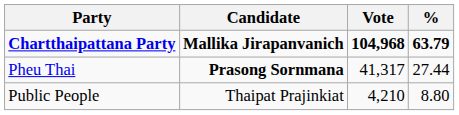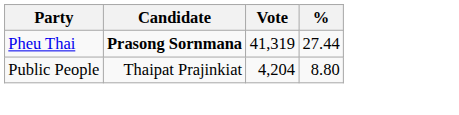- row: (92, 43)
(382, 69) 41,317 -> (272, 43) 41,319
(386, 95) 4,210 -> (276, 69) 4,204
